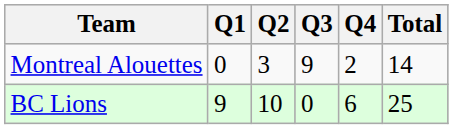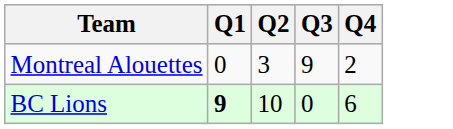- column: (415, 24)
(220, 103) normal -> (220, 103) bold
